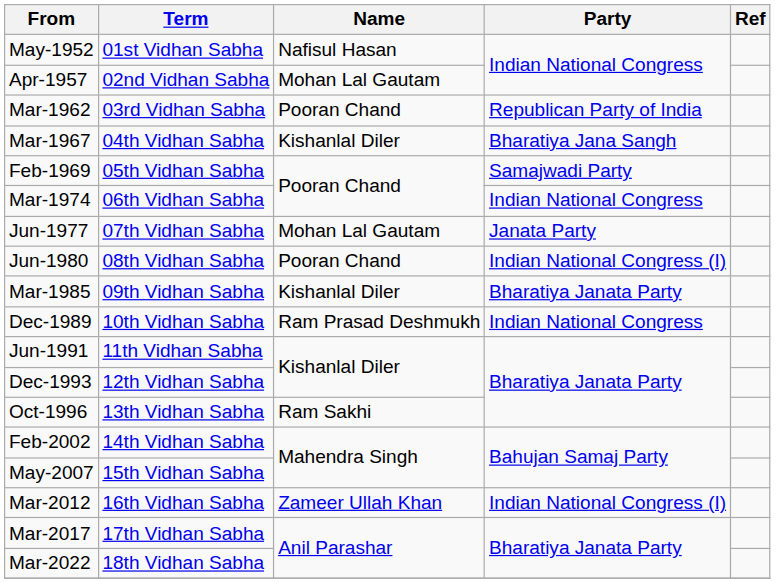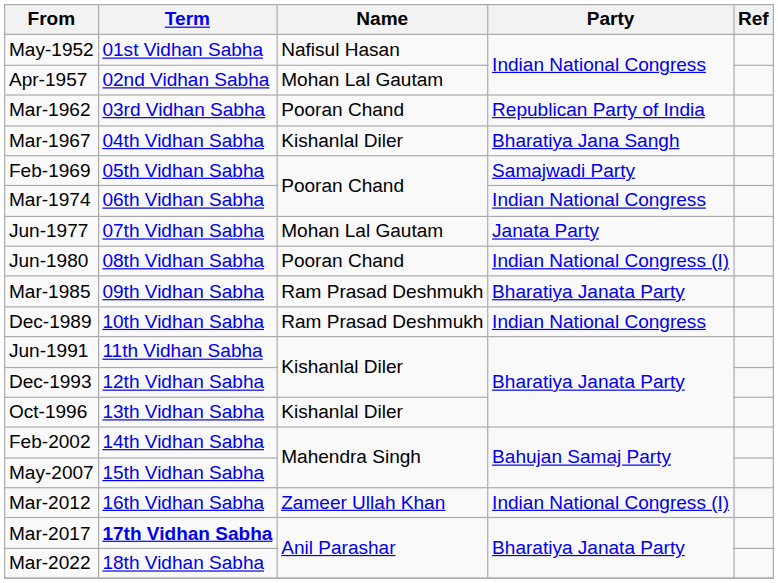(339, 291) Kishanlal Diler -> (382, 291) Ram Prasad Deshmukh
(325, 412) Ram Sakhi -> (342, 412) Kishanlal Diler
(183, 532) normal -> (187, 532) bold
